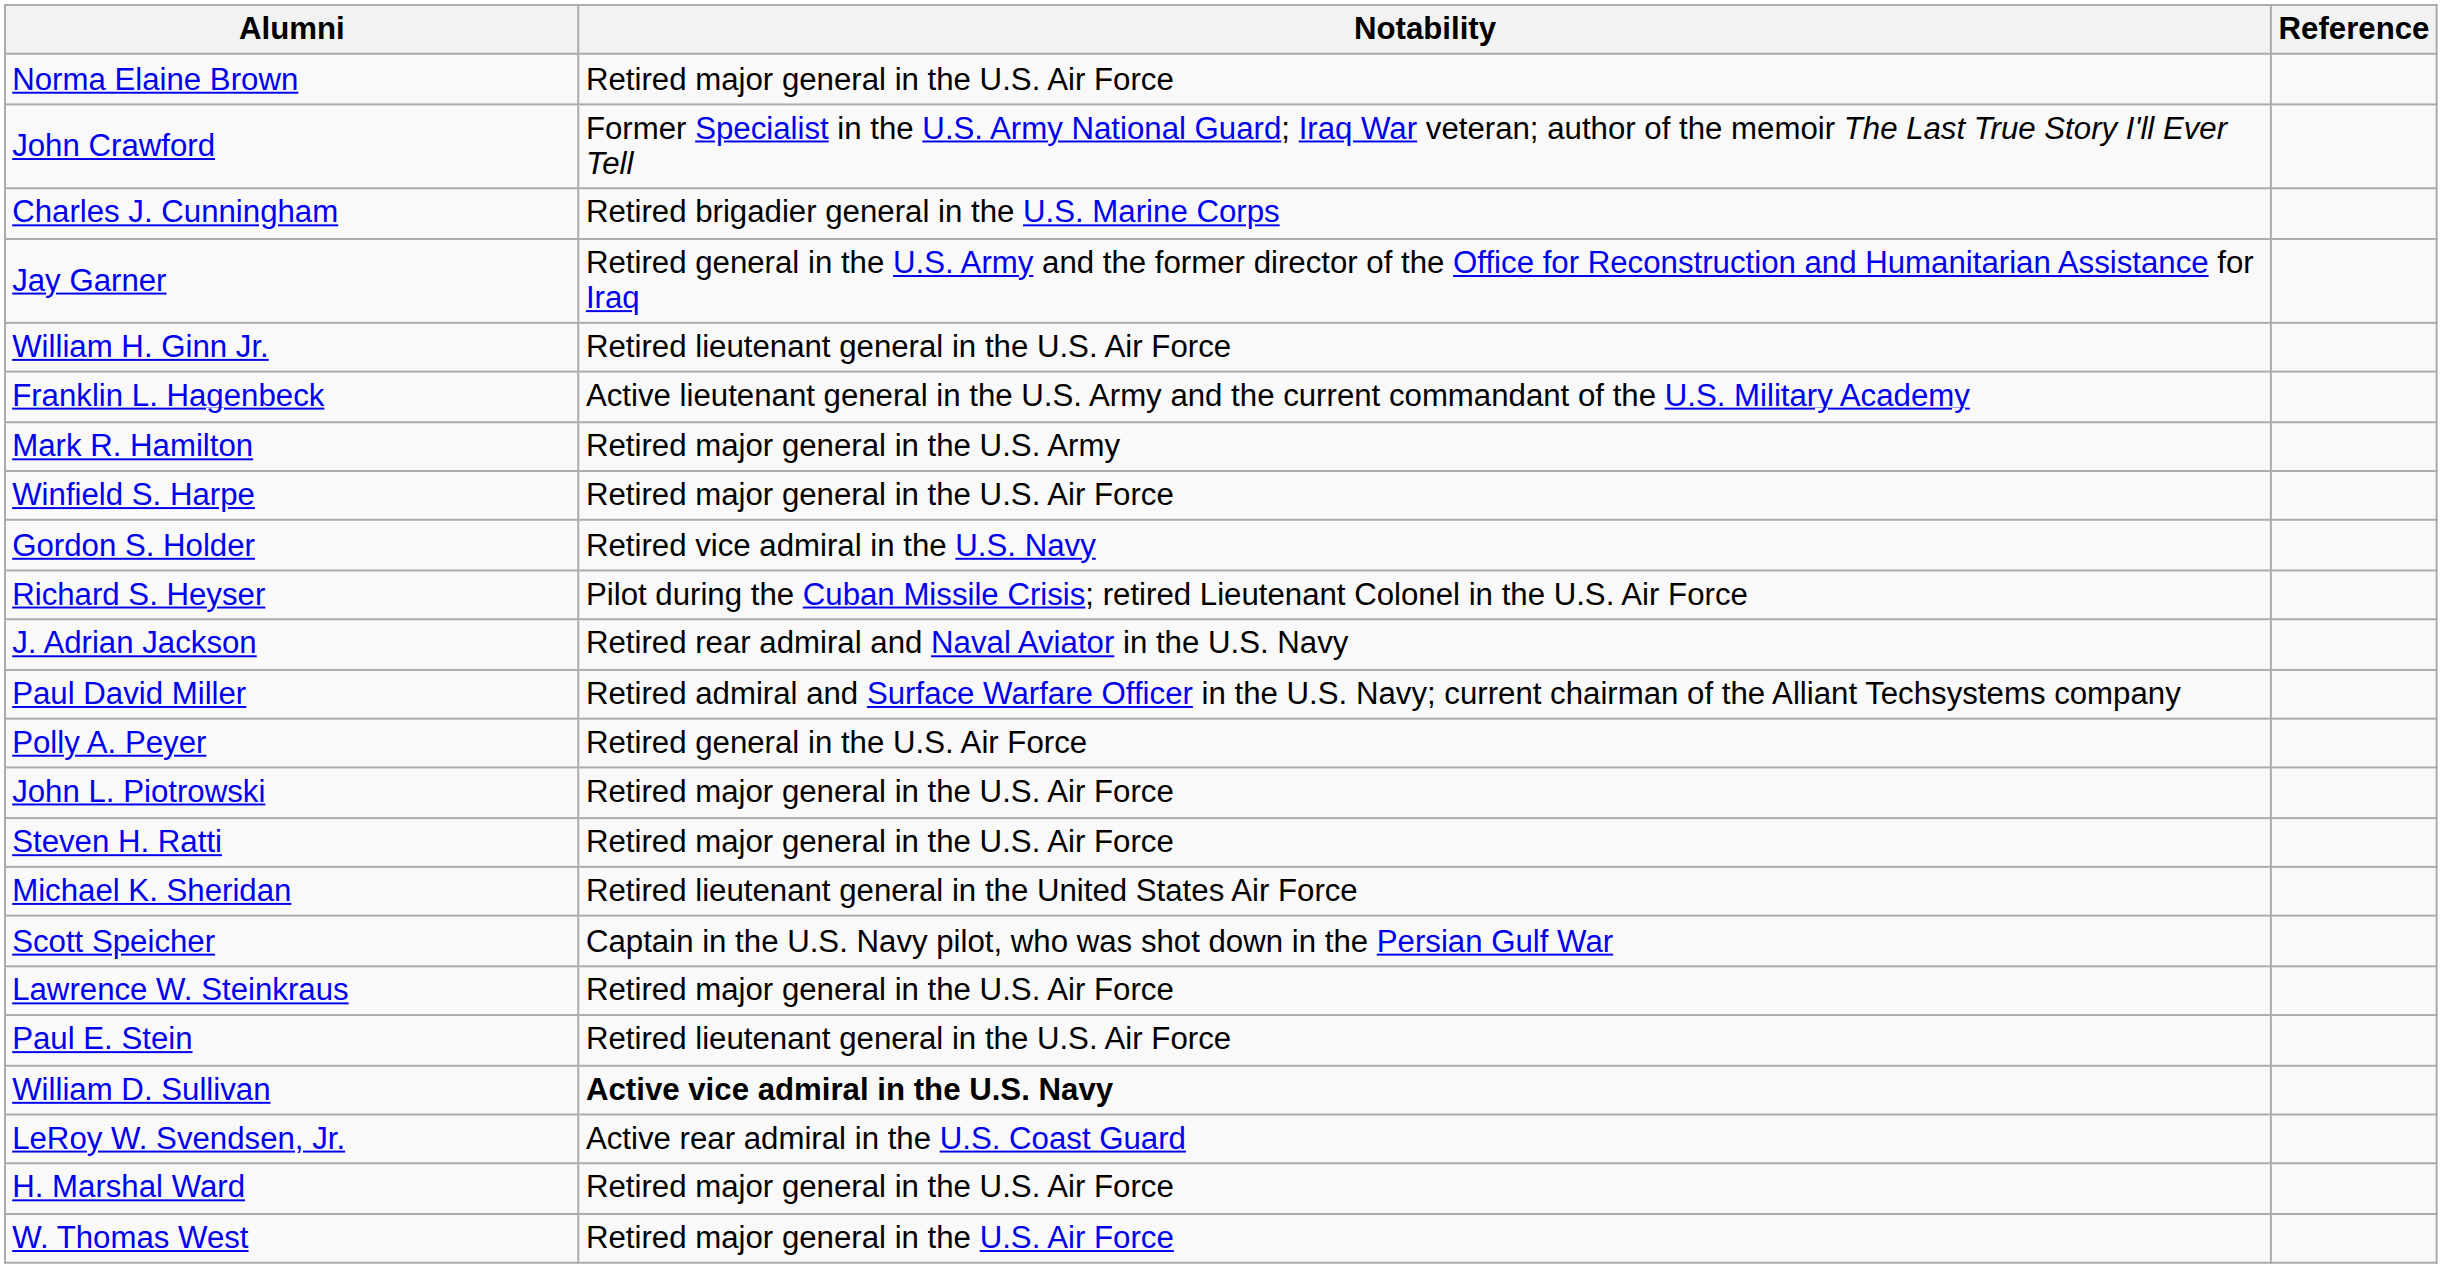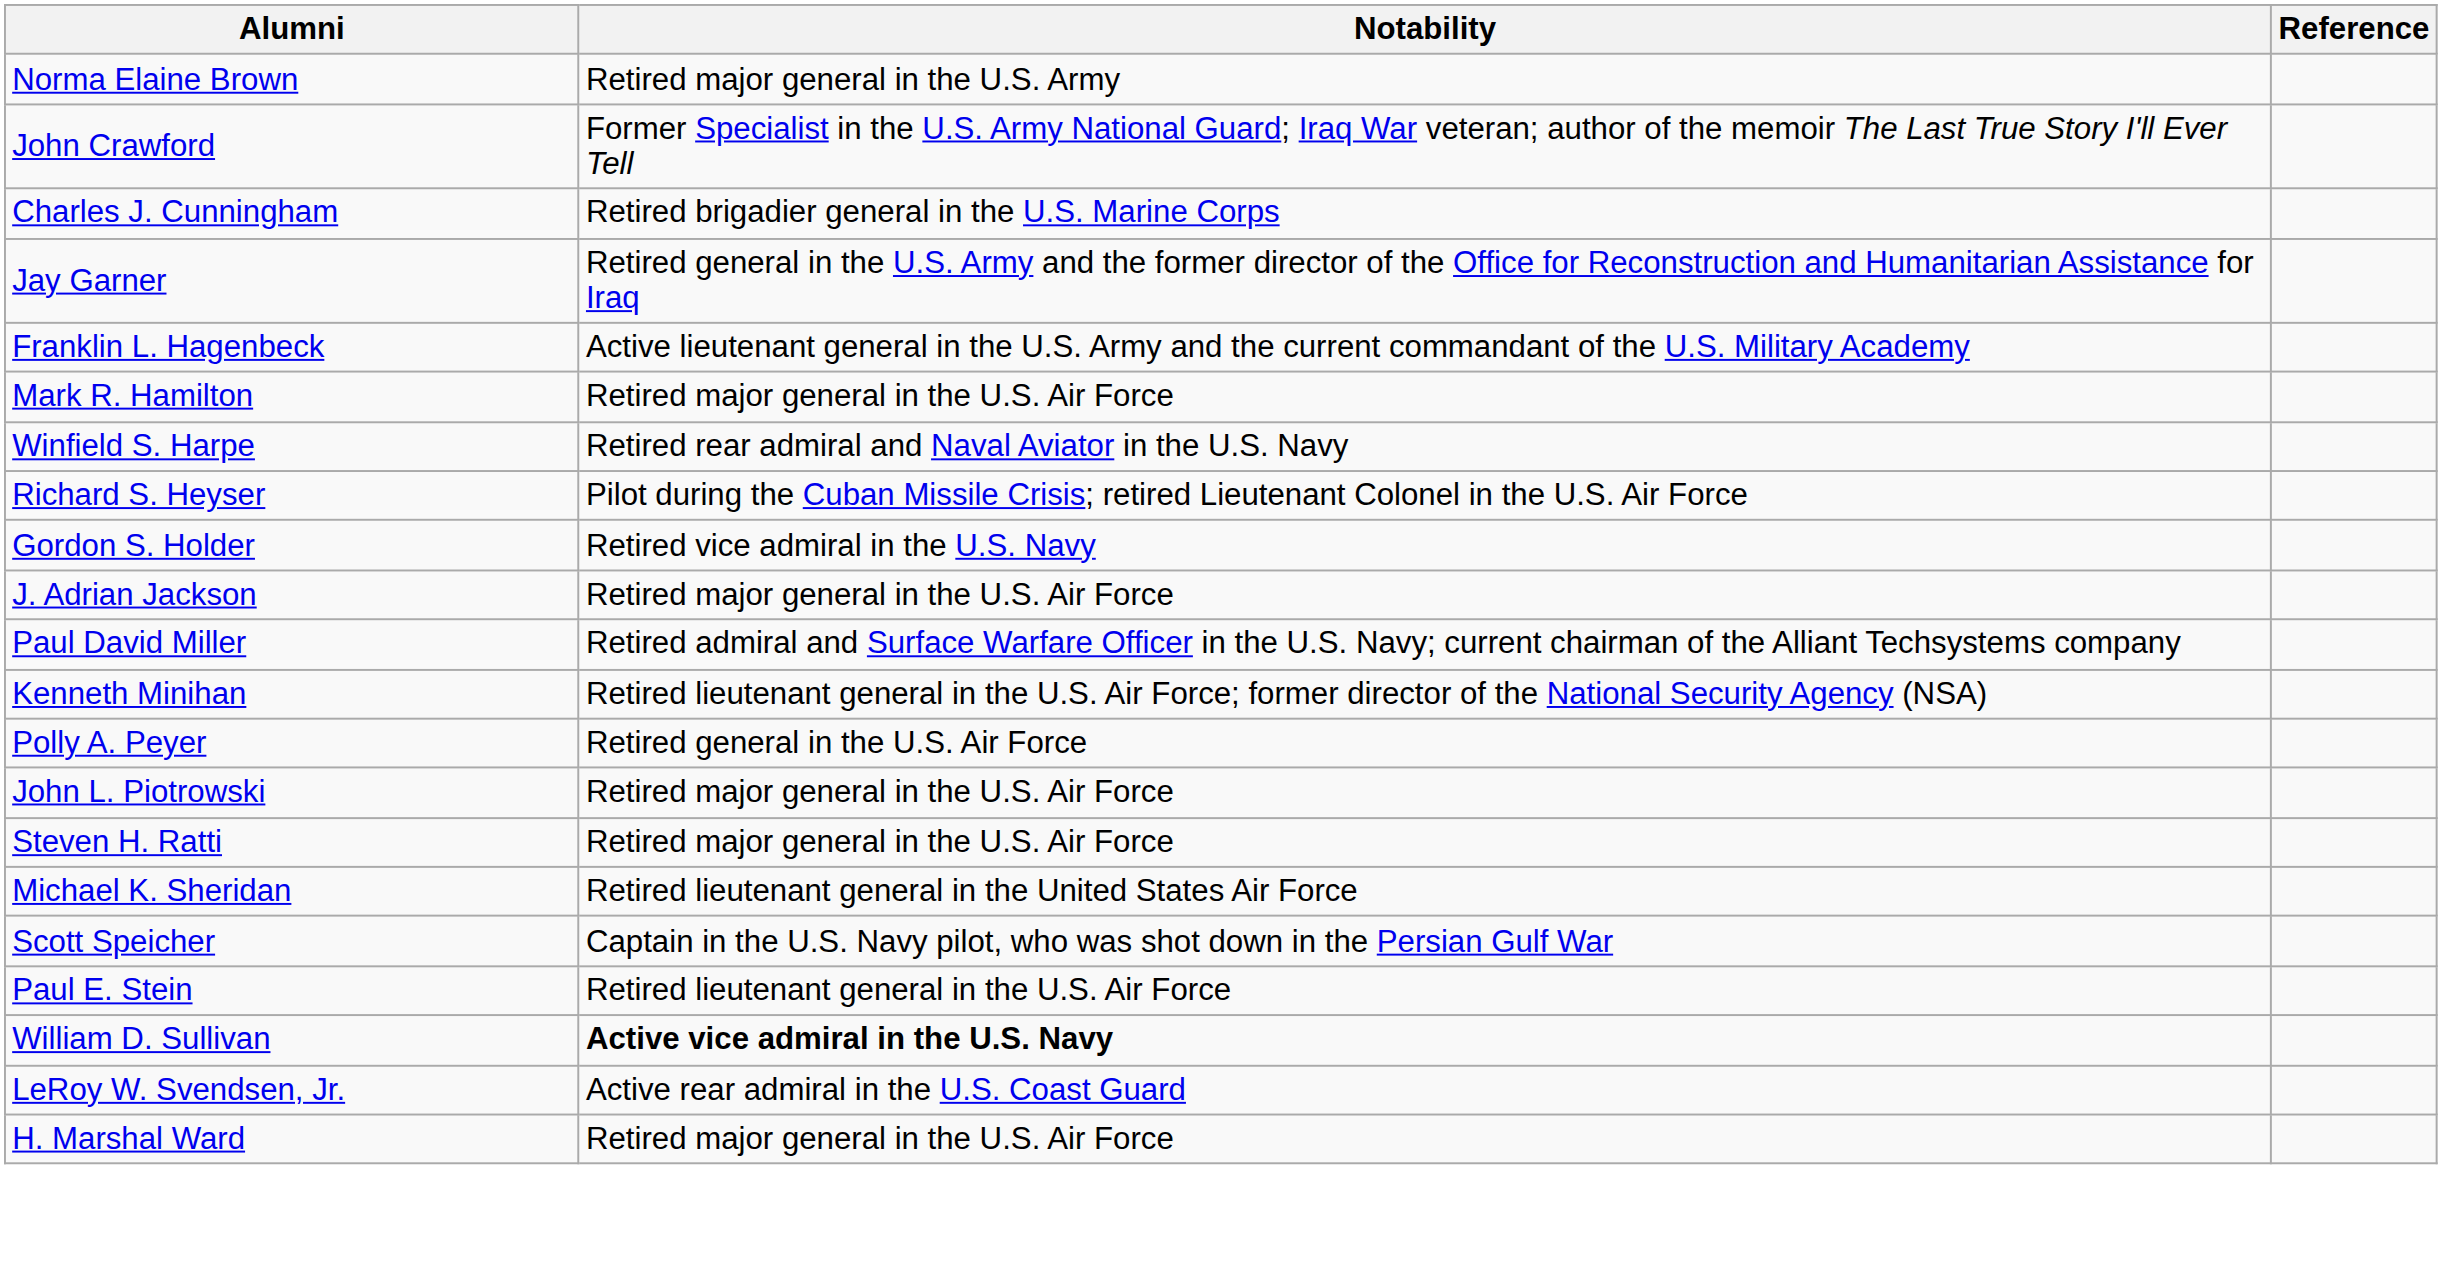(880, 78) Retired major general in the U.S. Air Force -> (853, 78) Retired major general in the U.S. Army
- row: (140, 346)
(853, 445) Retired major general in the U.S. Army -> (880, 396) Retired major general in the U.S. Air Force
(880, 495) Retired major general in the U.S. Air Force -> (967, 445) Retired rear admiral and Naval Aviator in the U.S. Navy
rows swapped: (139, 594) <-> (134, 544)
(967, 643) Retired rear admiral and Naval Aviator in the U.S. Navy -> (880, 594) Retired major general in the U.S. Air Force
+ row: (129, 693)
- row: (180, 990)
- row: (130, 1237)
